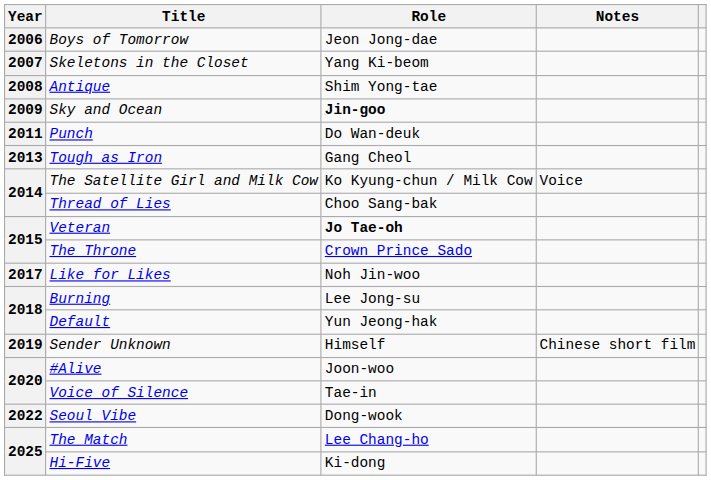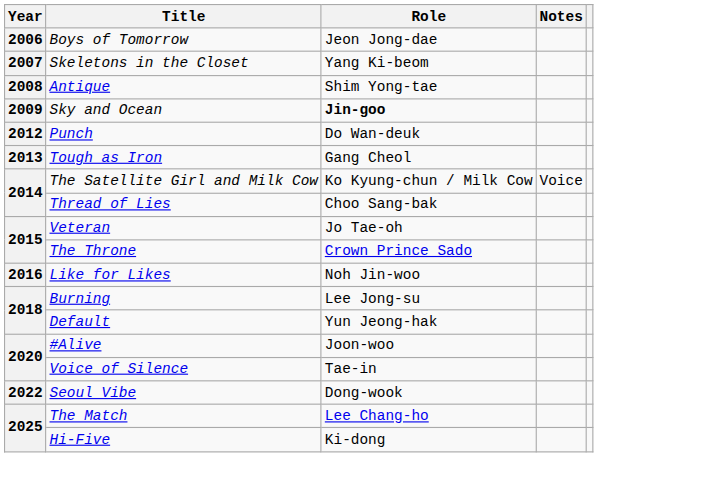(25, 134) 2011 -> (25, 134) 2012
(364, 228) bold -> (364, 228) normal
(25, 275) 2017 -> (25, 275) 2016
- row: (110, 346)
